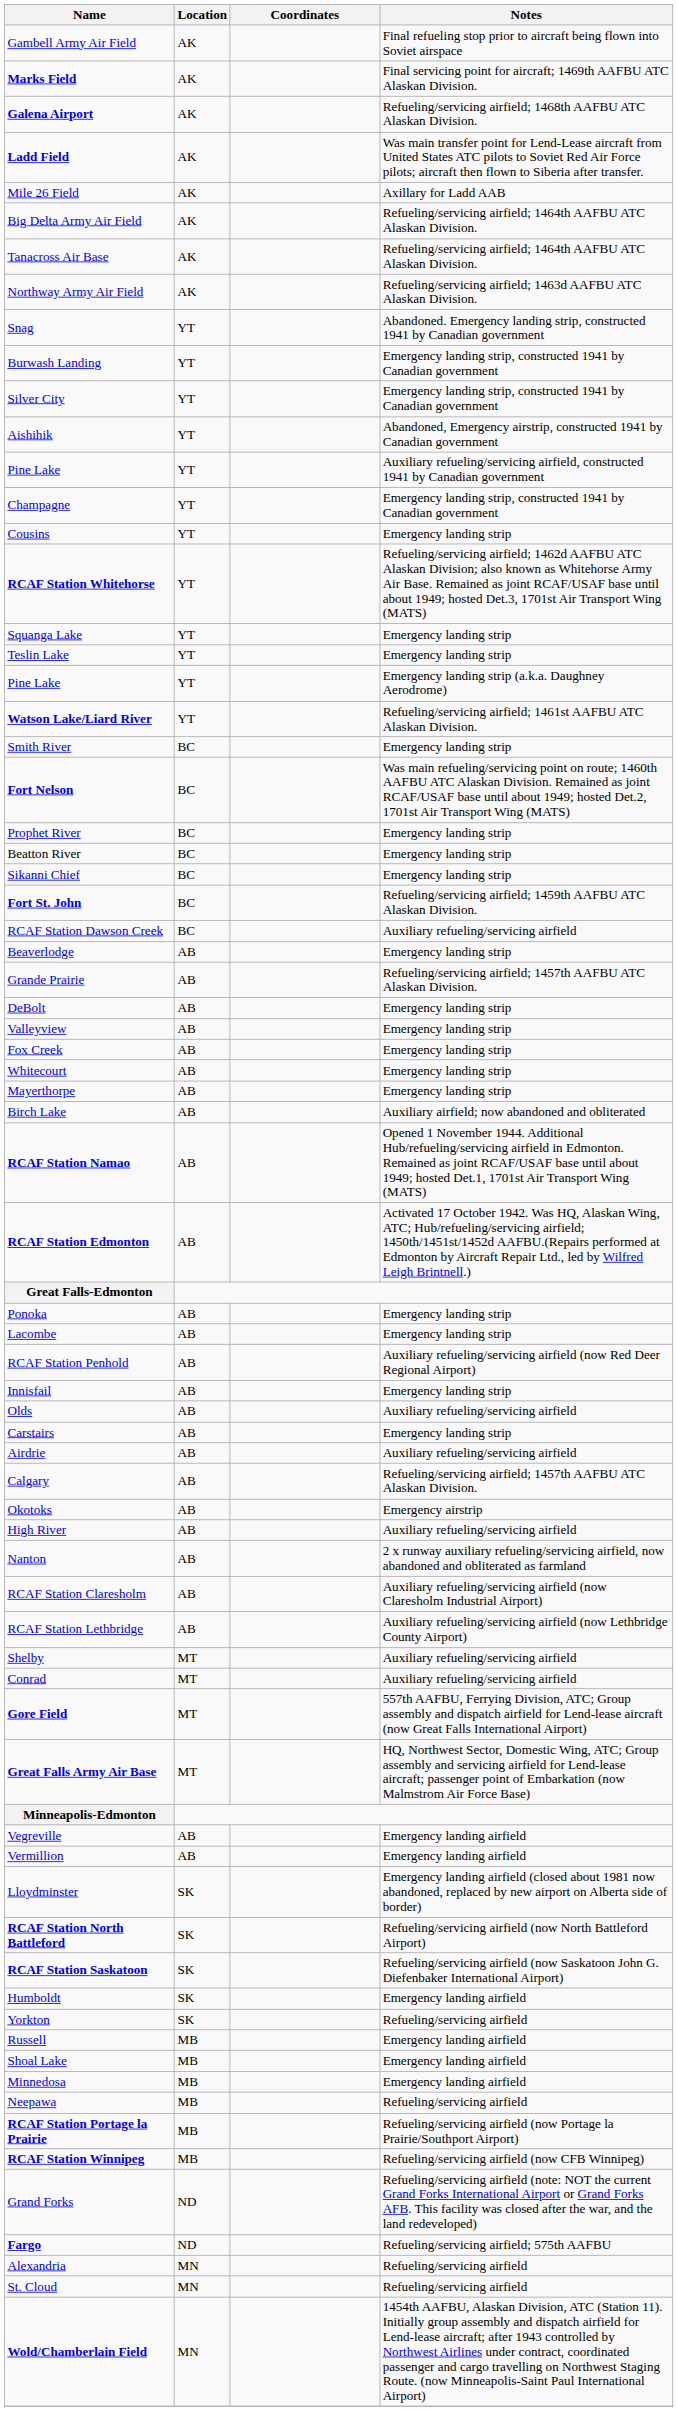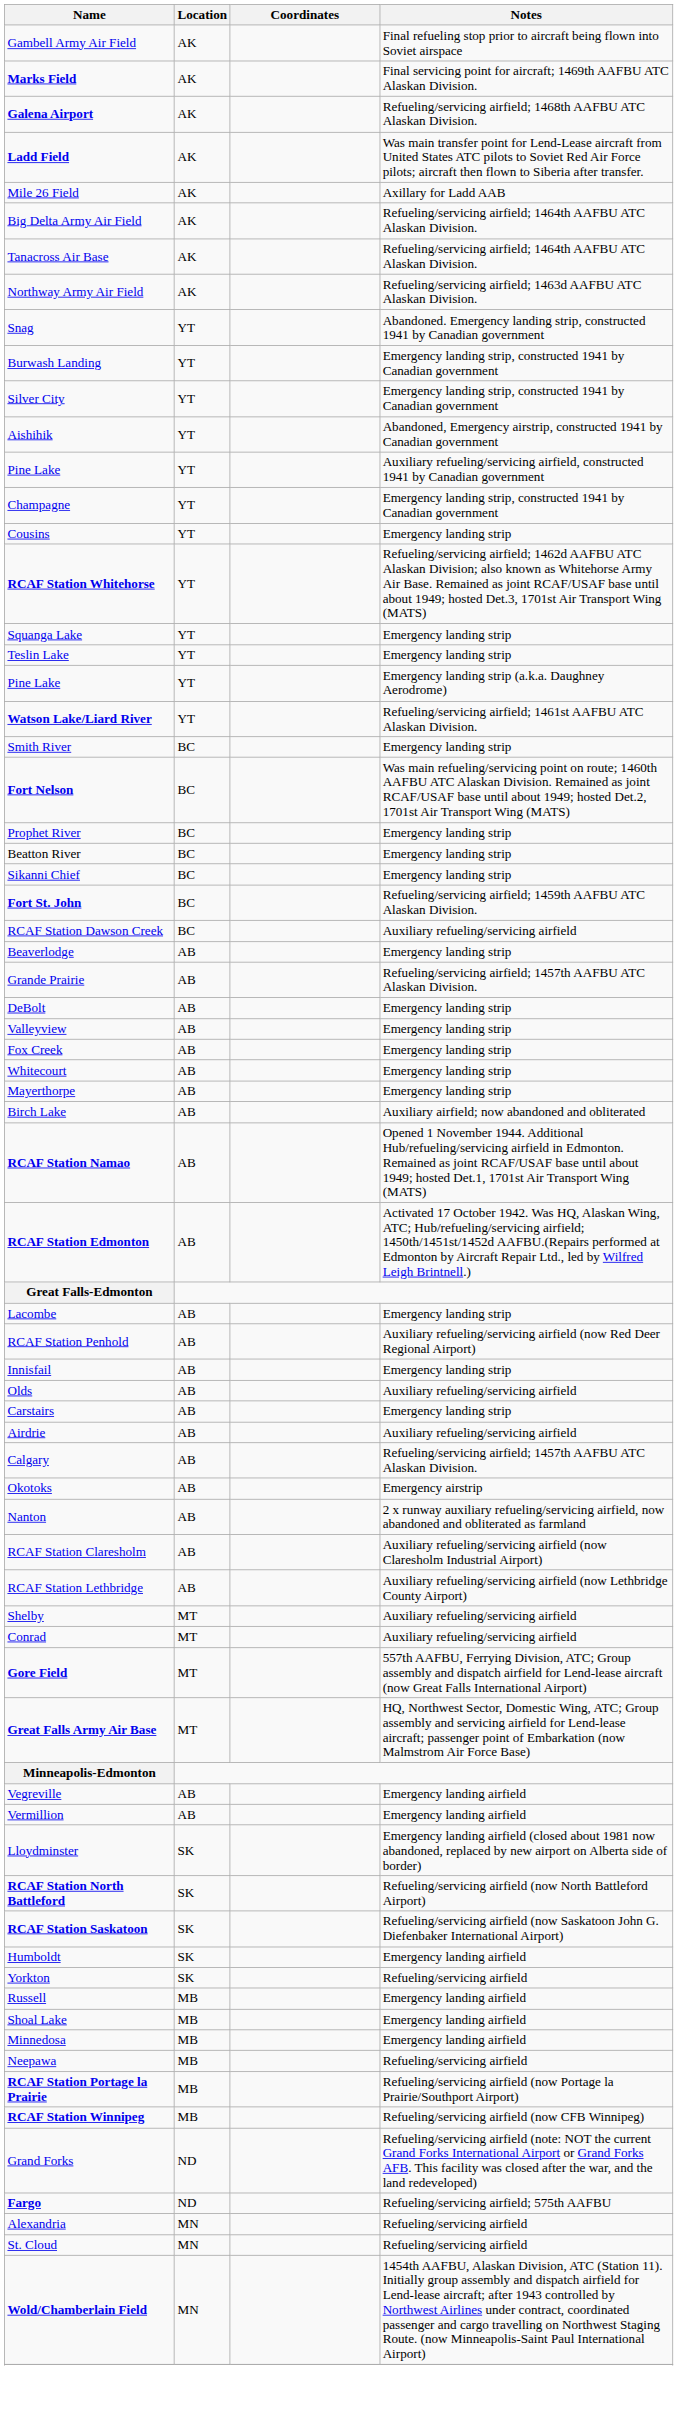- row: (27, 1313)
- row: (37, 1530)
